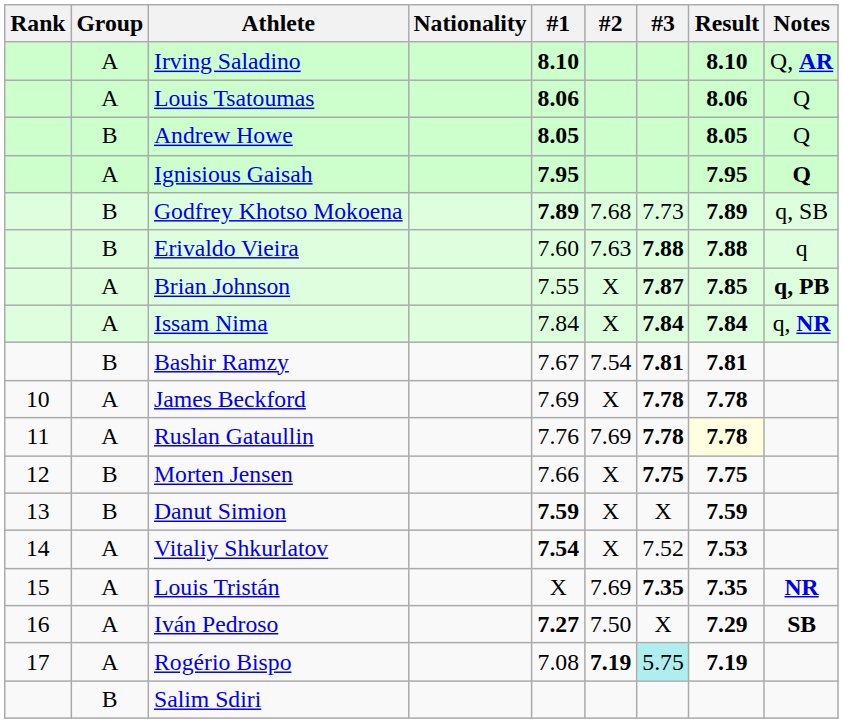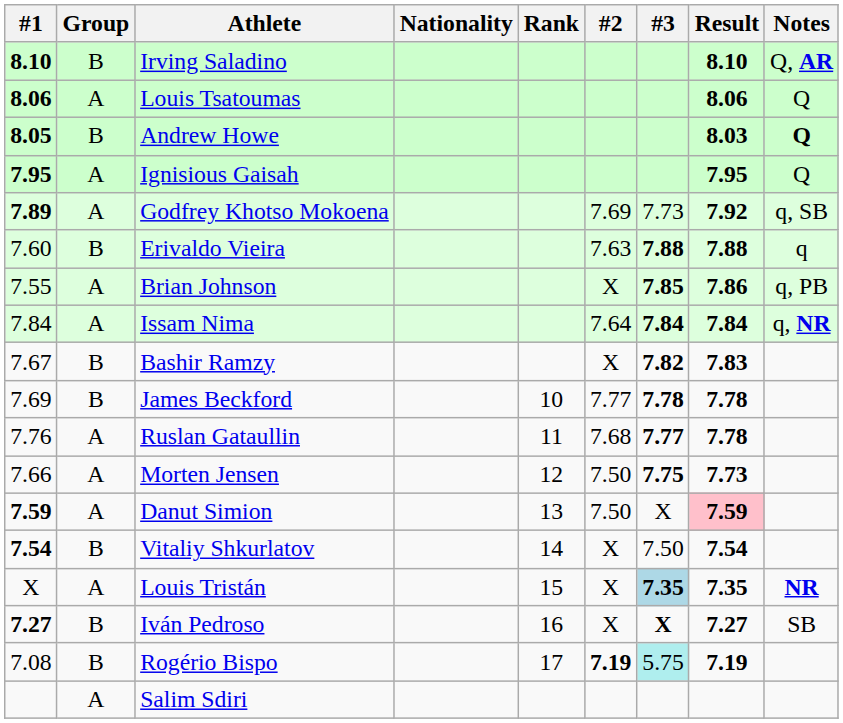columns swapped: (38, 23) <-> (558, 23)
(110, 60) A -> (96, 60) B
(727, 135) 8.05 -> (727, 135) 8.03
(802, 135) normal -> (802, 135) bold
(802, 173) bold -> (802, 173) normal
(110, 211) B -> (96, 211) A
(611, 211) 7.68 -> (611, 211) 7.69
(727, 211) 7.89 -> (727, 211) 7.92
(663, 286) 7.87 -> (663, 286) 7.85
(727, 286) 7.85 -> (727, 286) 7.86
(802, 286) bold -> (802, 286) normal
(611, 323) X -> (611, 323) 7.64
(611, 361) 7.54 -> (611, 361) X
(663, 361) 7.81 -> (663, 361) 7.82
(727, 361) 7.81 -> (727, 361) 7.83
(110, 398) A -> (96, 398) B
(611, 398) X -> (611, 398) 7.77
(611, 436) 7.69 -> (611, 436) 7.68
(663, 436) 7.78 -> (663, 436) 7.77
(727, 436) lightyellow background -> (727, 436) no background
(110, 473) B -> (96, 473) A
(611, 473) X -> (611, 473) 7.50
(727, 473) 7.75 -> (727, 473) 7.73
(110, 511) B -> (96, 511) A
(611, 511) X -> (611, 511) 7.50
(727, 511) no background -> (727, 511) pink background
(110, 549) A -> (96, 549) B
(663, 549) 7.52 -> (663, 549) 7.50
(727, 549) 7.53 -> (727, 549) 7.54
(611, 586) 7.69 -> (611, 586) X
(663, 586) no background -> (663, 586) lightblue background
(110, 624) A -> (96, 624) B
(611, 624) 7.50 -> (611, 624) X
(663, 624) normal -> (663, 624) bold
(727, 624) 7.29 -> (727, 624) 7.27
(802, 624) bold -> (802, 624) normal
(110, 661) A -> (96, 661) B
(110, 699) B -> (96, 699) A
